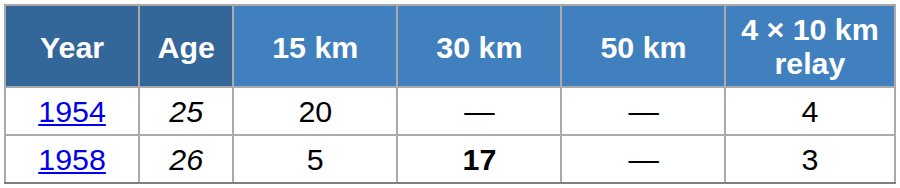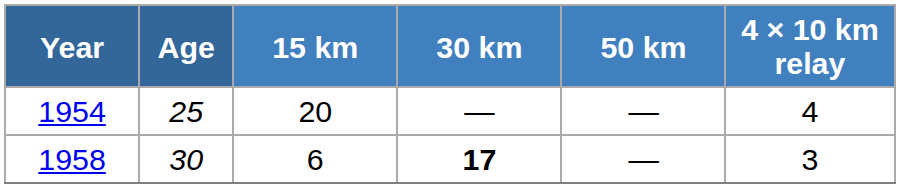(186, 160) 26 -> (186, 160) 30
(315, 160) 5 -> (315, 160) 6
